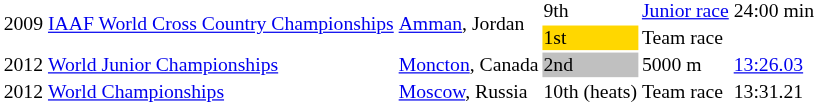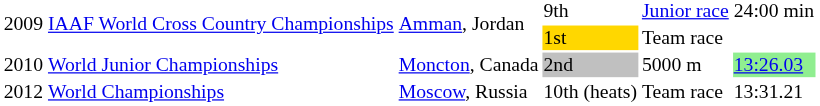(23, 64) 2012 -> (23, 64) 2010
(768, 64) no background -> (768, 64) lightgreen background
